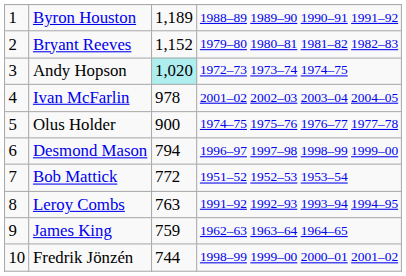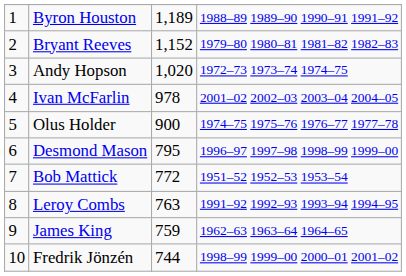(174, 71) paleturquoise background -> (174, 71) no background
(168, 151) 794 -> (168, 151) 795
